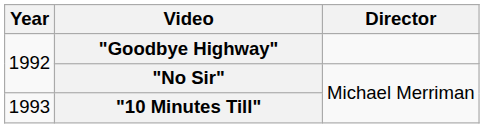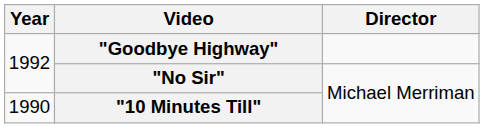(30, 107) 1993 -> (30, 107) 1990
